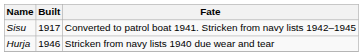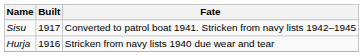(49, 43) 1946 -> (49, 43) 1916
